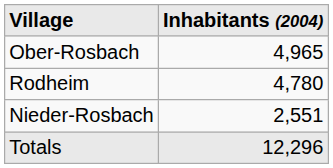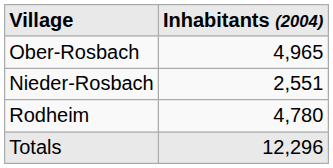rows swapped: (81, 115) <-> (49, 83)
